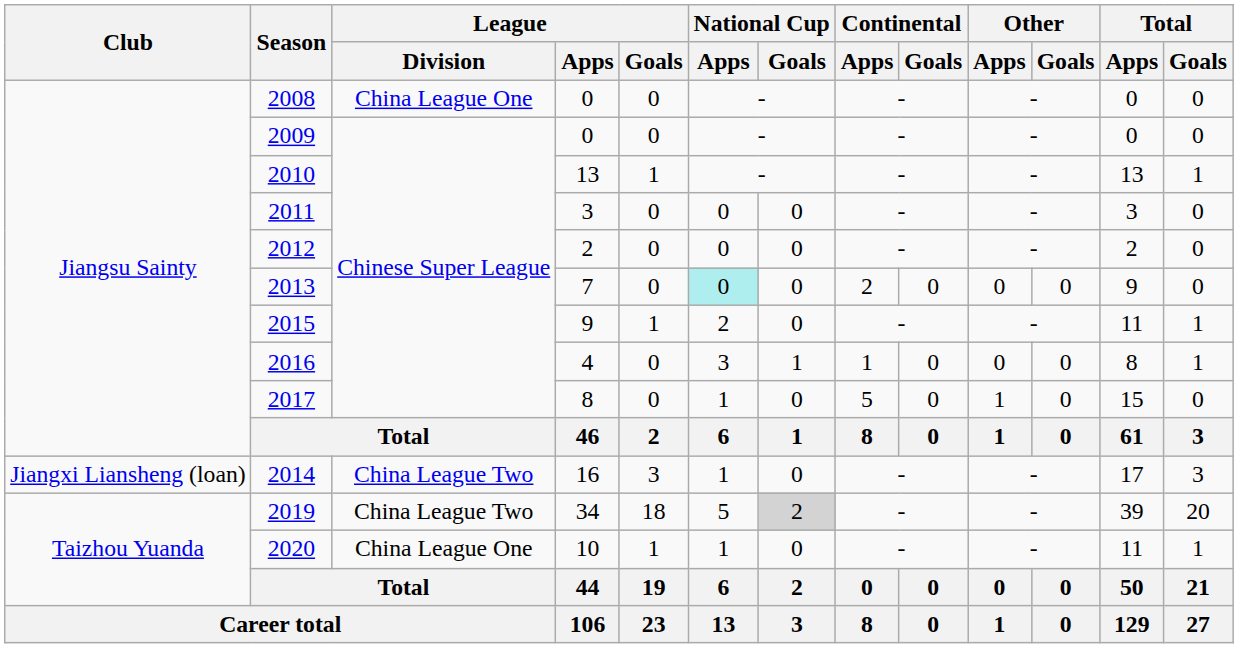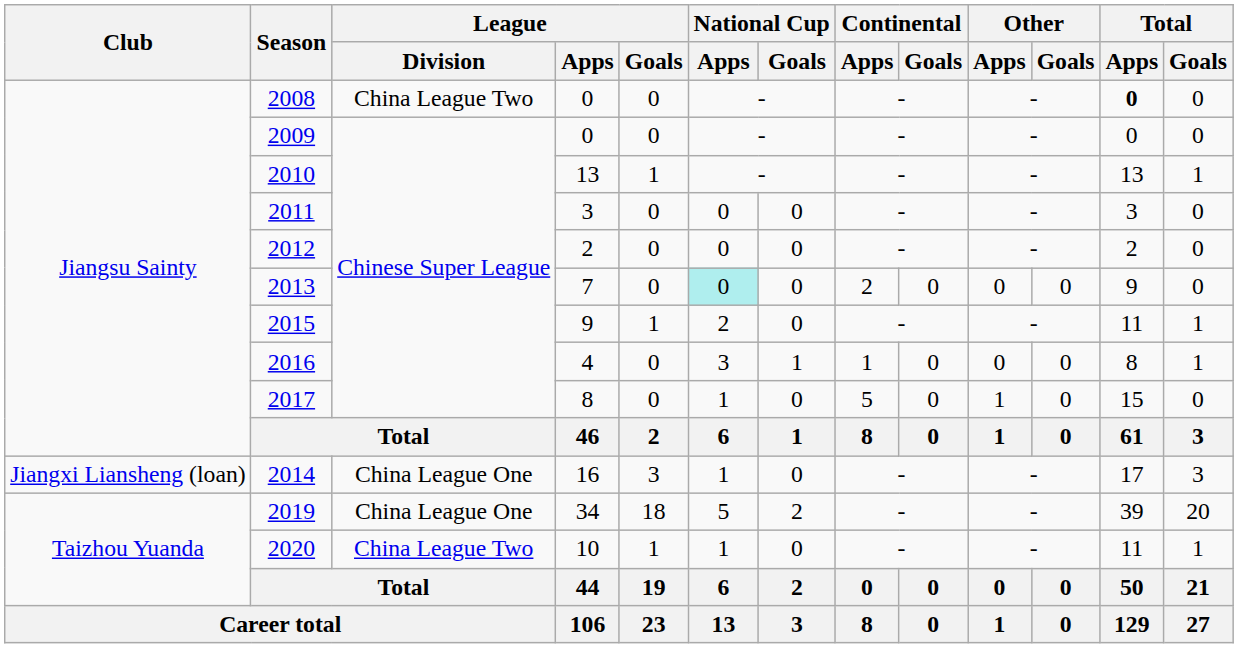(444, 98) China League One -> (444, 98) China League Two
(1132, 98) normal -> (1132, 98) bold
(444, 473) China League Two -> (444, 473) China League One
(444, 511) China League Two -> (444, 511) China League One
(797, 511) lightgrey background -> (797, 511) no background
(444, 549) China League One -> (444, 549) China League Two
